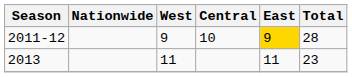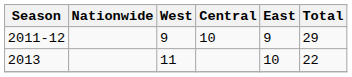(267, 38) gold background -> (267, 38) no background
(311, 38) 28 -> (311, 38) 29
(271, 60) 11 -> (271, 60) 10
(311, 60) 23 -> (311, 60) 22
